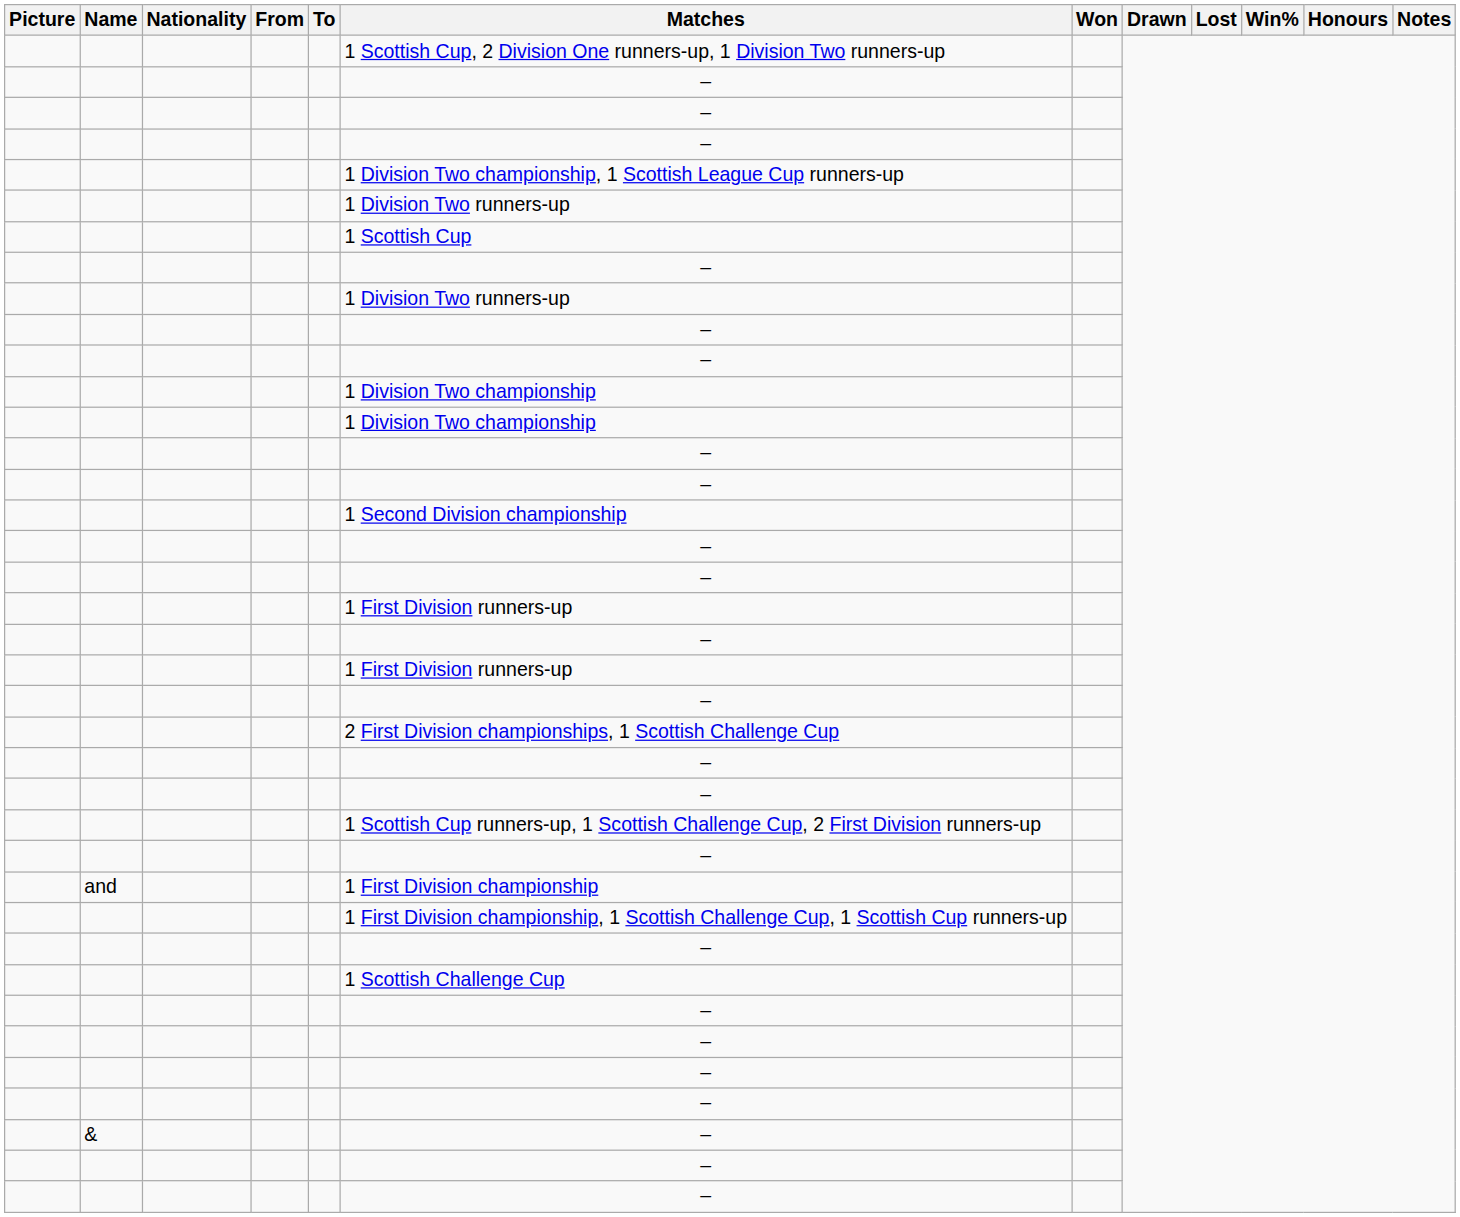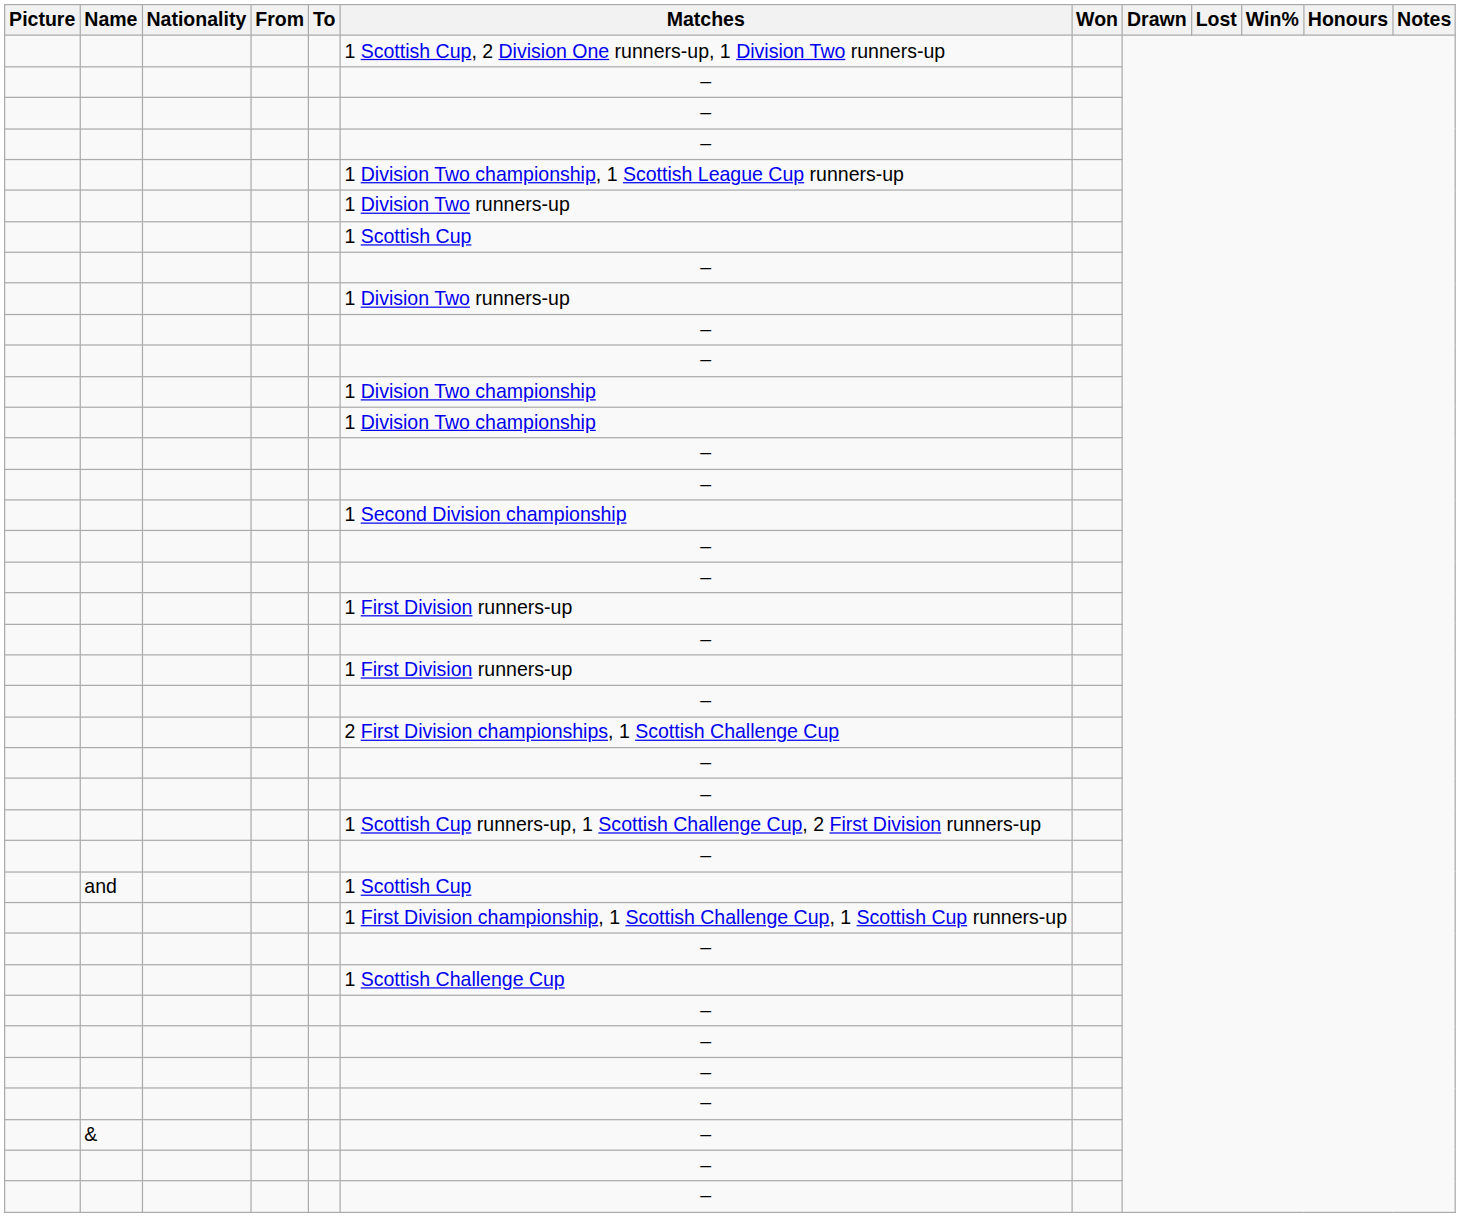(471, 886) 1 First Division championship -> (408, 886) 1 Scottish Cup
